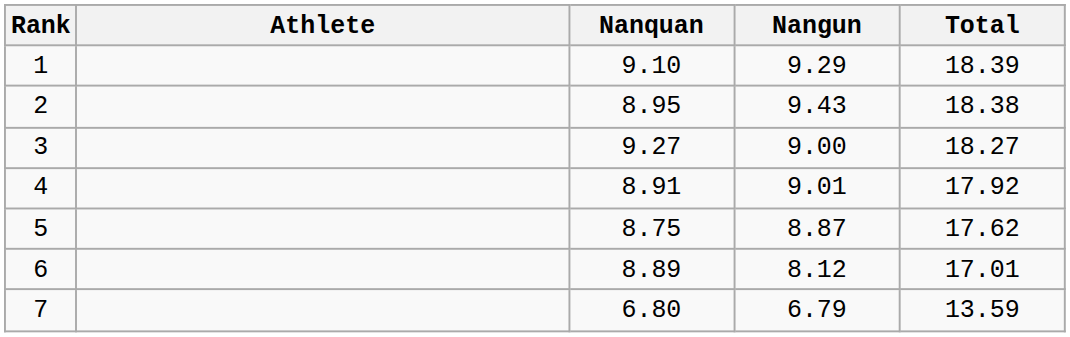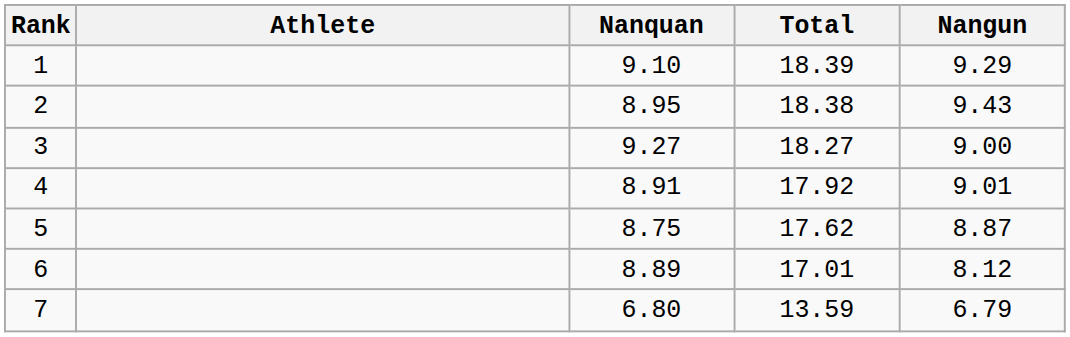columns swapped: (817, 25) <-> (982, 25)
